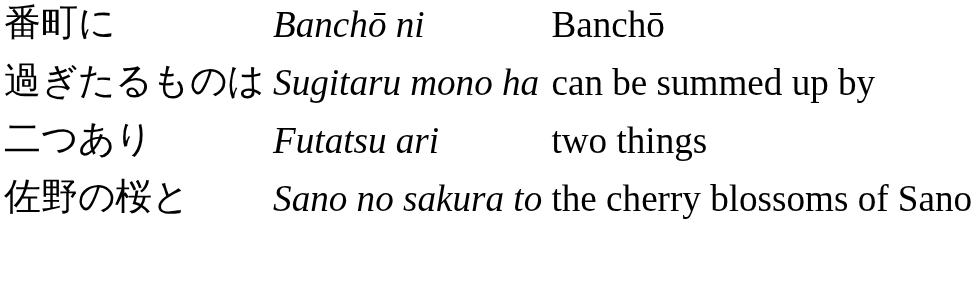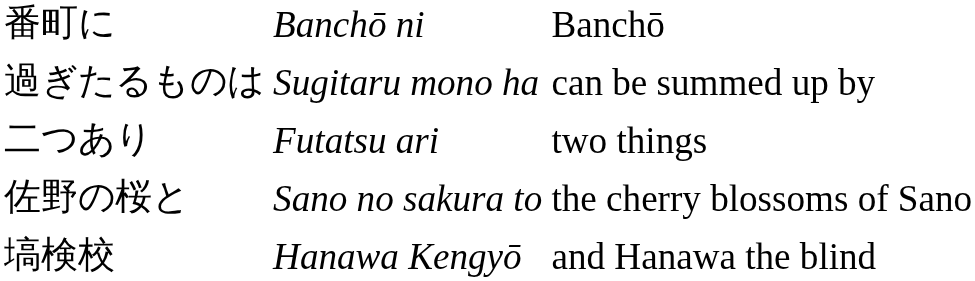+ row: (60, 254)
